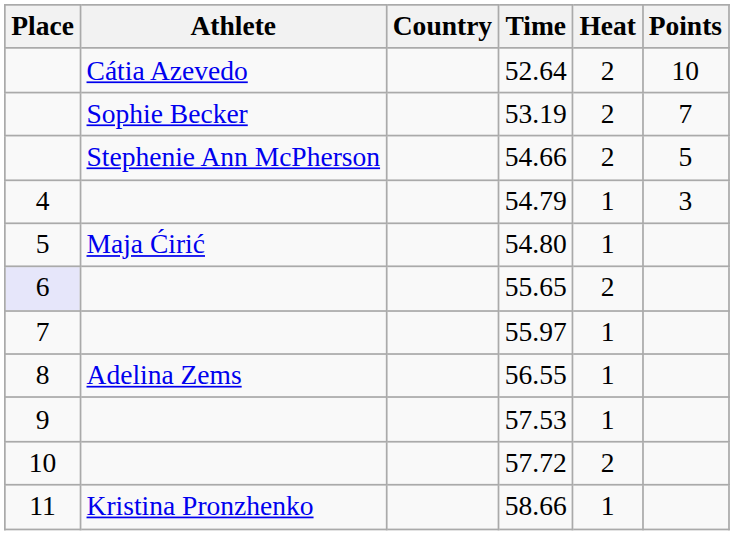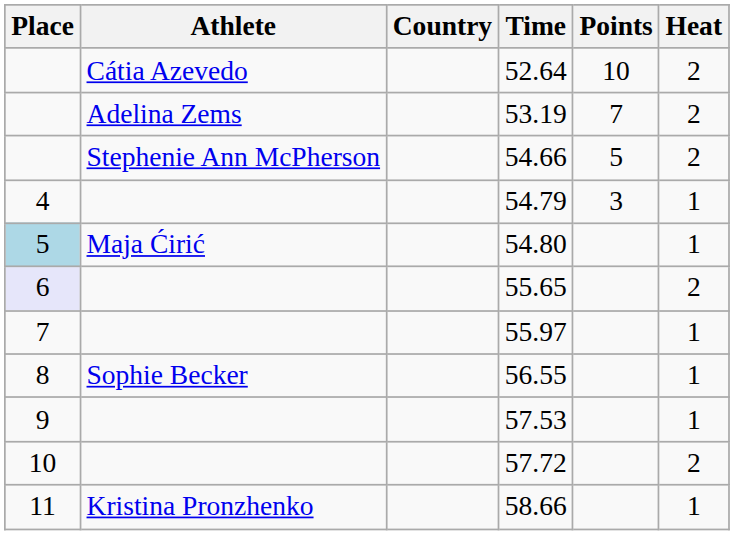columns swapped: (608, 26) <-> (685, 26)
(167, 113) Sophie Becker -> (164, 113) Adelina Zems
(43, 244) no background -> (43, 244) lightblue background
(164, 375) Adelina Zems -> (167, 375) Sophie Becker
